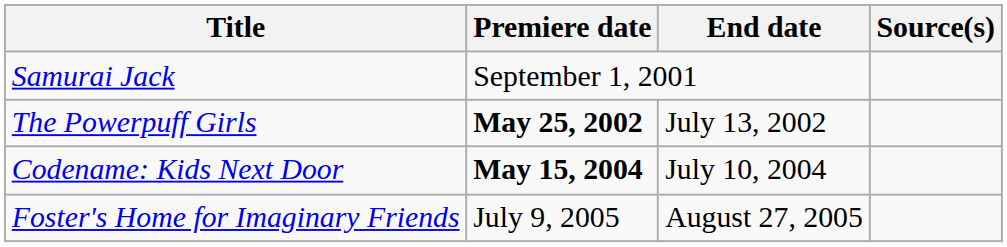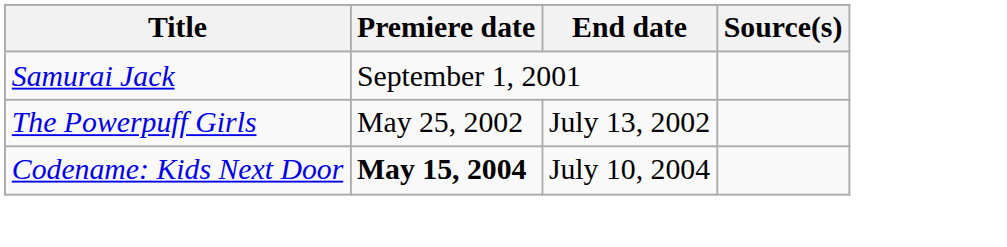(558, 122) bold -> (440, 122) normal
- row: (236, 216)
